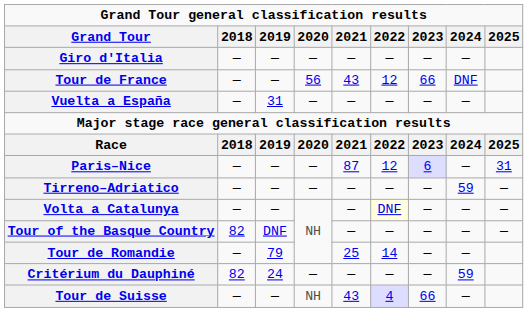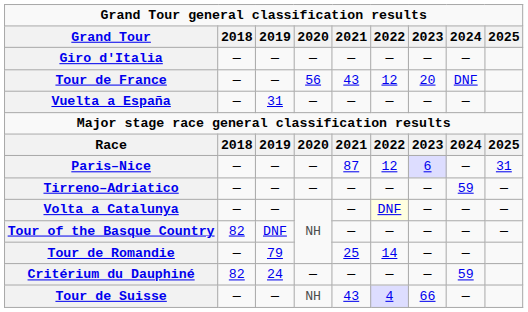(428, 80) 66 -> (428, 80) 20
